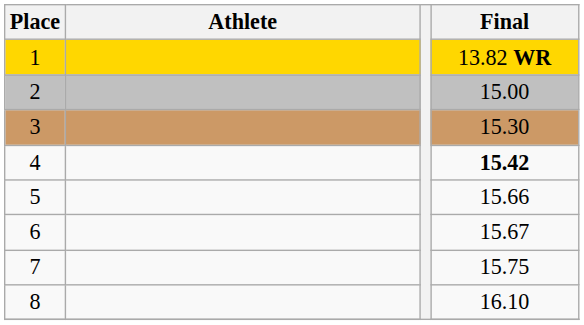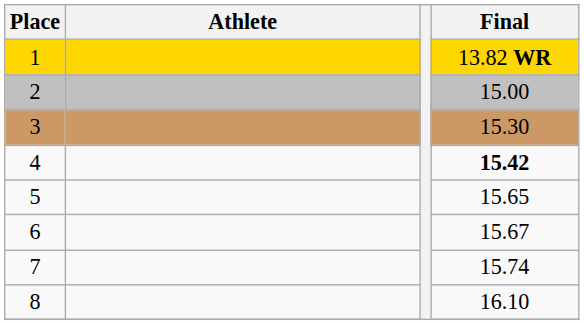(505, 197) 15.66 -> (505, 197) 15.65
(505, 267) 15.75 -> (505, 267) 15.74
